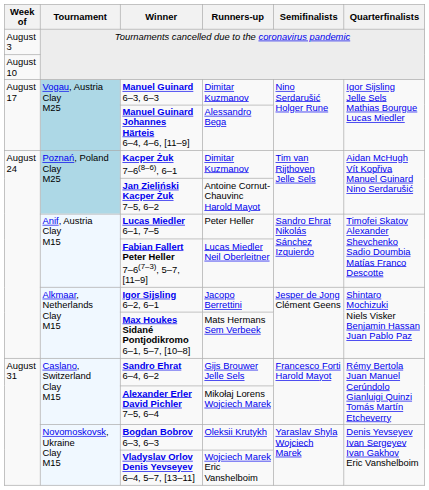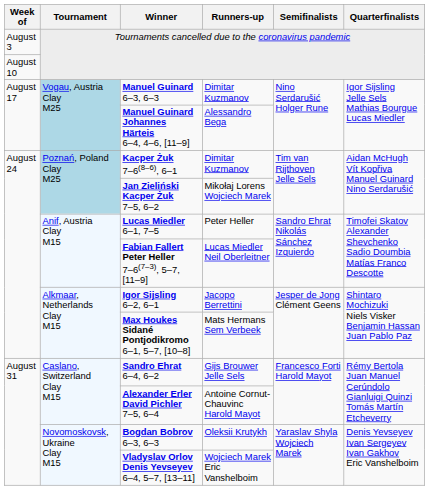(237, 196) Antoine Cornut-Chauvinc Harold Mayot -> (238, 190) Mikołaj Lorens Wojciech Marek
(238, 398) Mikołaj Lorens Wojciech Marek -> (237, 403) Antoine Cornut-Chauvinc Harold Mayot
